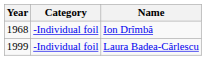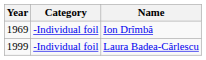(18, 30) 1968 -> (18, 30) 1969
